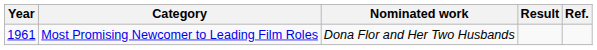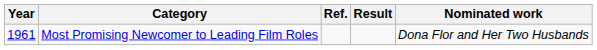columns swapped: (419, 14) <-> (577, 14)
